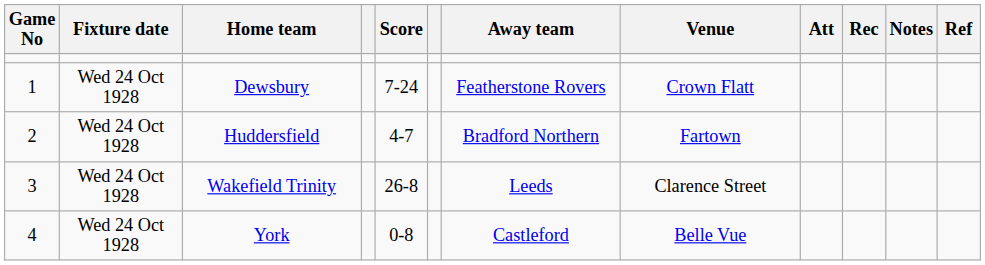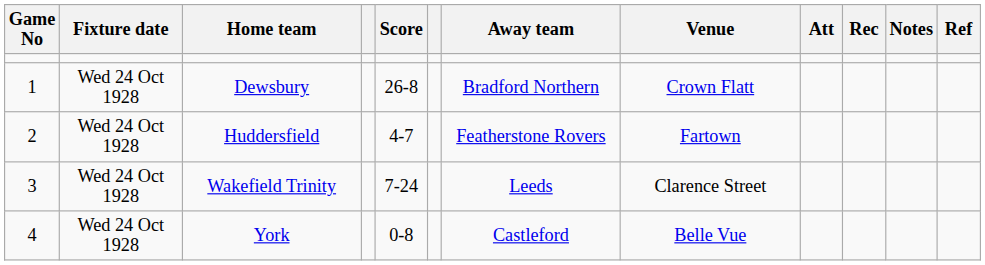(401, 87) 7-24 -> (401, 87) 26-8
(531, 87) Featherstone Rovers -> (531, 87) Bradford Northern
(531, 136) Bradford Northern -> (531, 136) Featherstone Rovers
(401, 185) 26-8 -> (401, 185) 7-24
